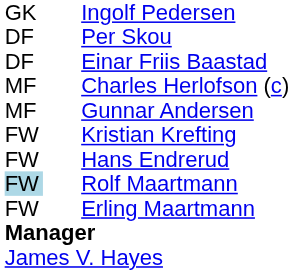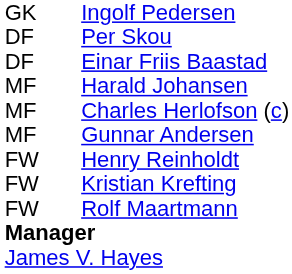+ row: (164, 86)
+ row: (160, 159)
- row: (155, 159)
(22, 184) lightblue background -> (22, 208) no background
- row: (168, 208)
